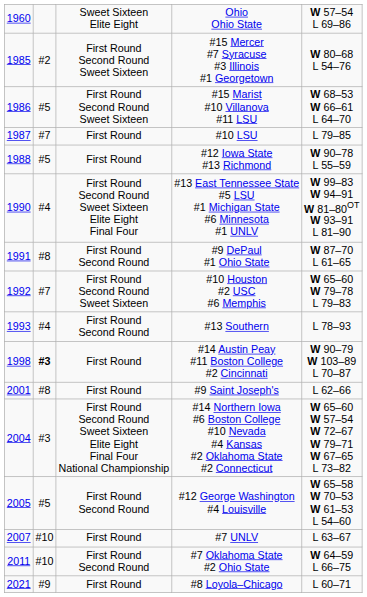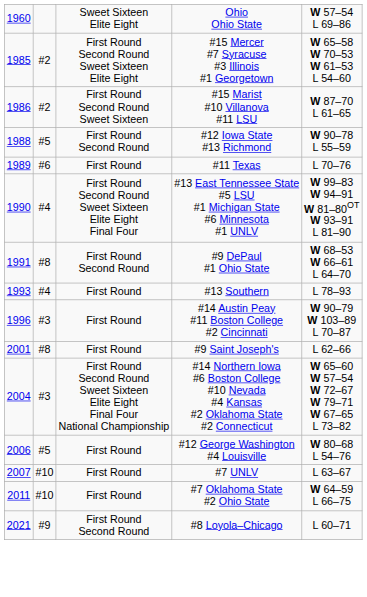(114, 60) First Round Second Round Sweet Sixteen -> (114, 60) First Round Second Round Sweet Sixteen Elite Eight
(332, 60) W 80–68 L 54–76 -> (332, 60) W 65–58 W 70–53 W 61–53 L 54–60
(45, 107) #5 -> (45, 107) #2
(332, 107) W 68–53 W 66–61 L 64–70 -> (332, 107) W 87–70 L 61–65
- row: (237, 136)
(114, 159) First Round -> (114, 142) First Round Second Round
+ row: (237, 165)
(332, 256) W 87–70 L 61–65 -> (332, 262) W 68–53 W 66–61 L 64–70
- row: (237, 291)
(114, 326) First Round Second Round -> (114, 291) First Round
(19, 361) 1998 -> (19, 320) 1996
(45, 361) bold -> (45, 320) normal
(19, 503) 2005 -> (19, 450) 2006
(114, 503) First Round Second Round -> (114, 450) First Round
(332, 503) W 65–58 W 70–53 W 61–53 L 54–60 -> (332, 450) W 80–68 L 54–76
(114, 561) First Round Second Round -> (114, 496) First Round
(114, 584) First Round -> (114, 525) First Round Second Round
